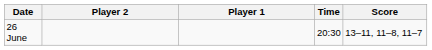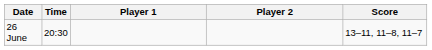columns swapped: (329, 12) <-> (110, 12)
